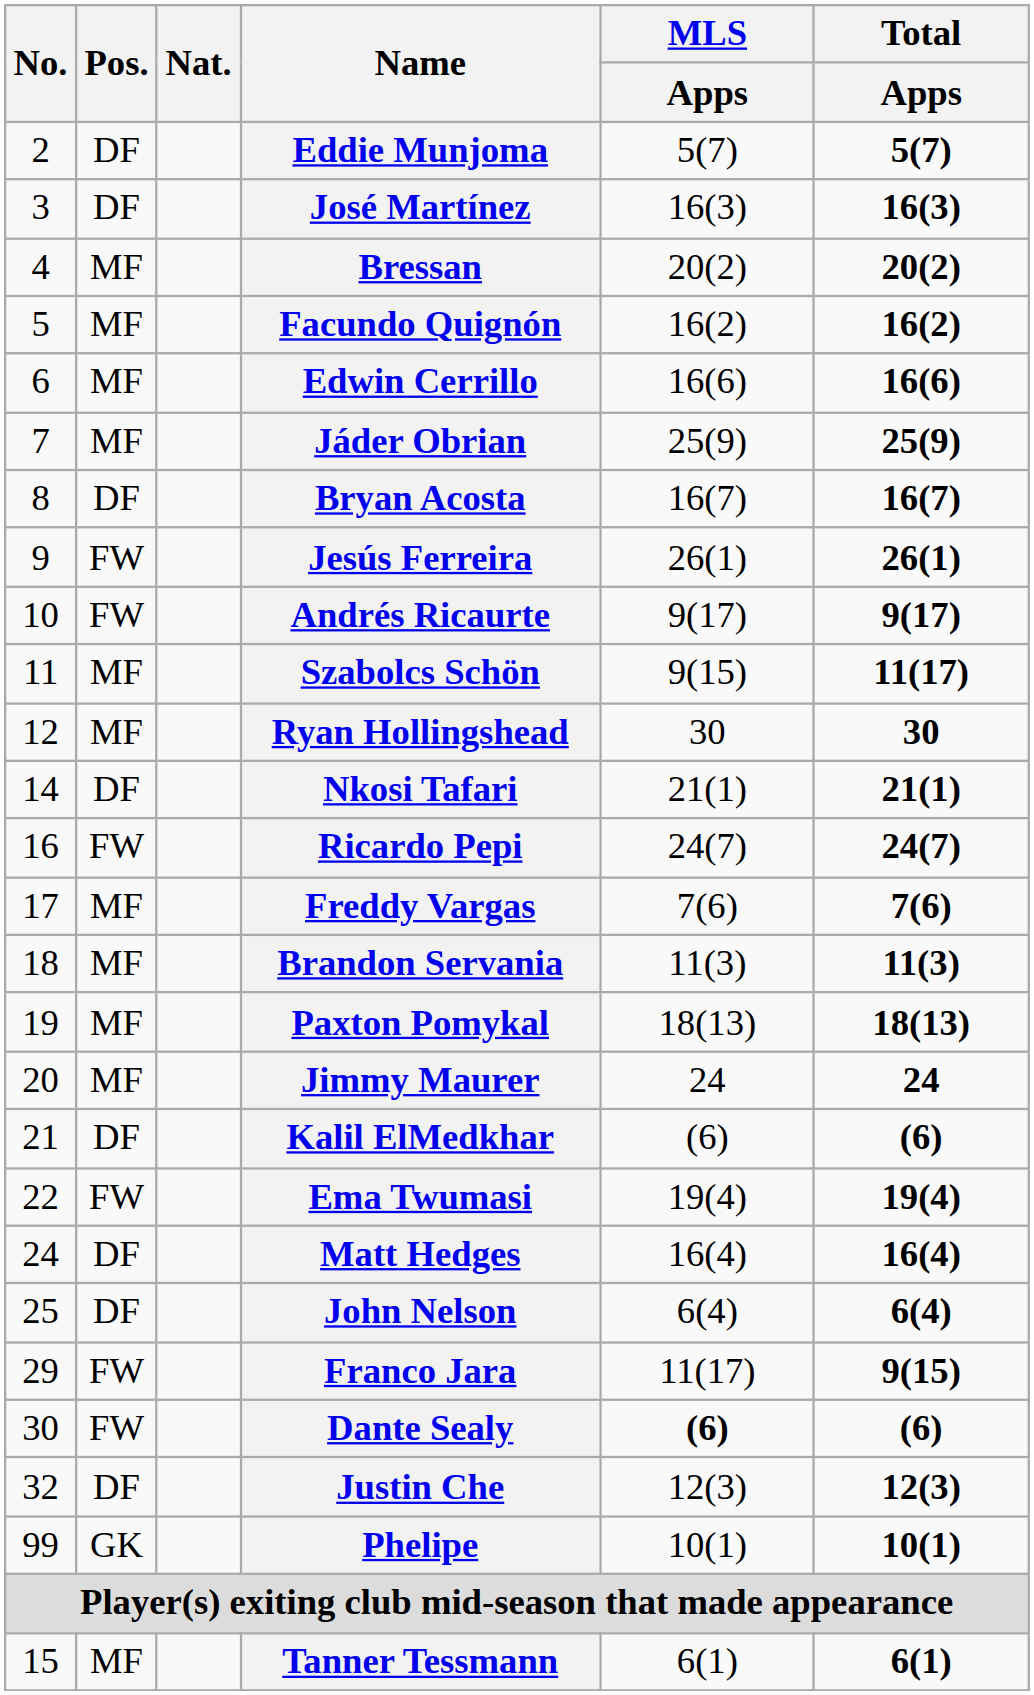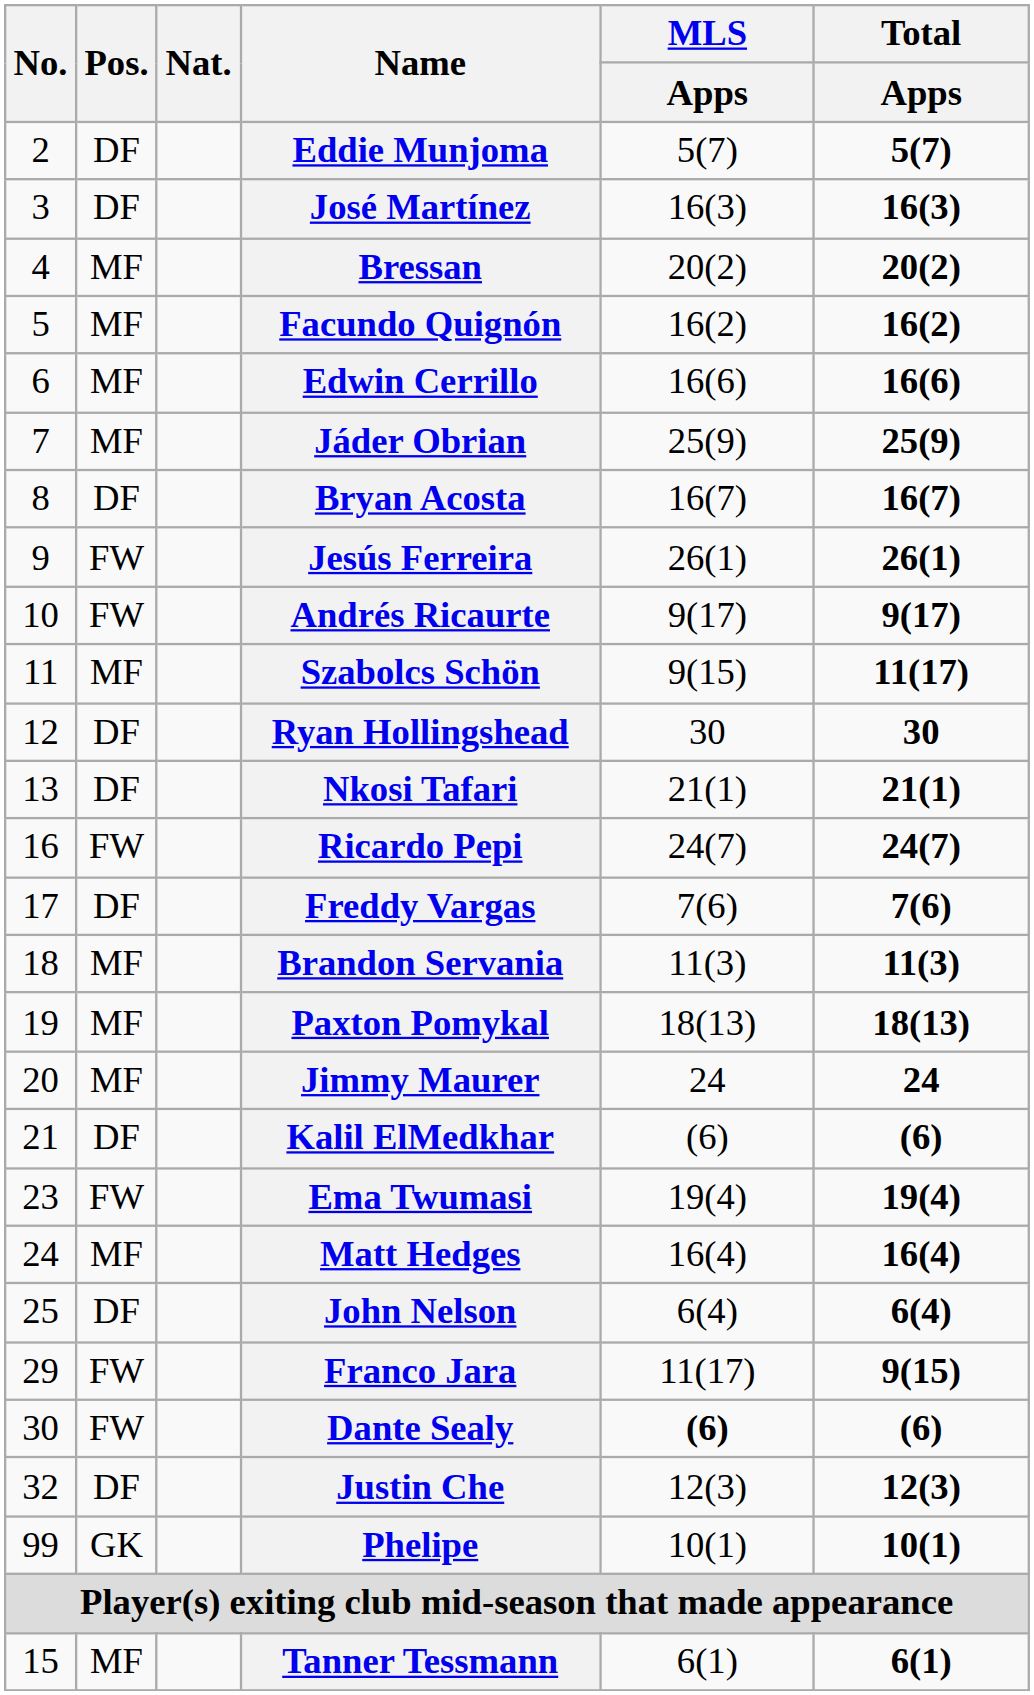(116, 730) MF -> (116, 730) DF
(41, 788) 14 -> (41, 788) 13
(116, 905) MF -> (116, 905) DF
(41, 1195) 22 -> (41, 1195) 23
(116, 1253) DF -> (116, 1253) MF
